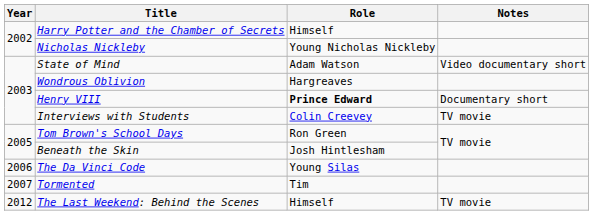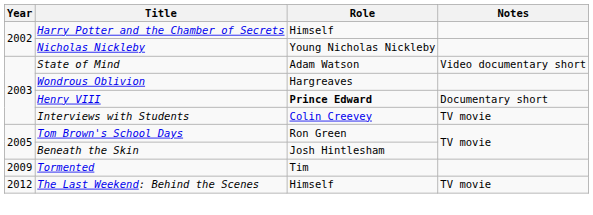- row: (91, 167)
(20, 185) 2007 -> (20, 167) 2009
